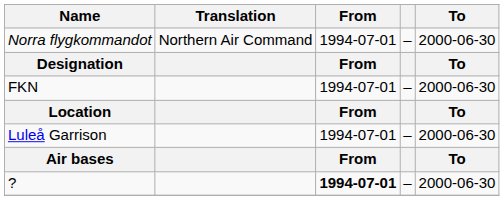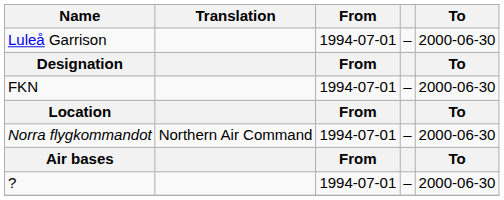rows swapped: (80, 40) <-> (57, 135)
(358, 183) bold -> (358, 183) normal
